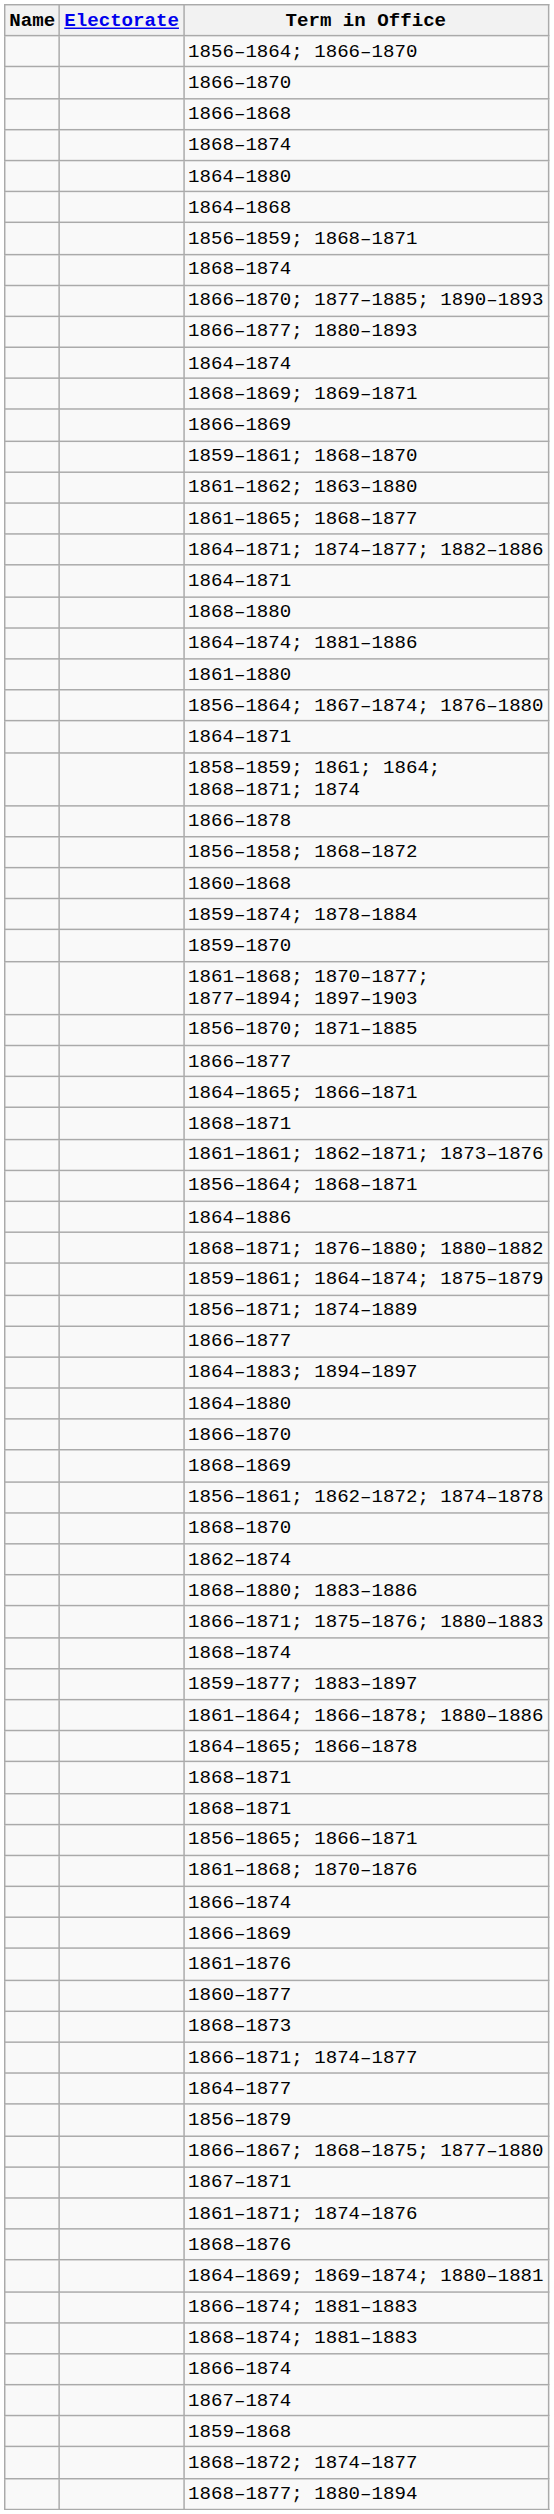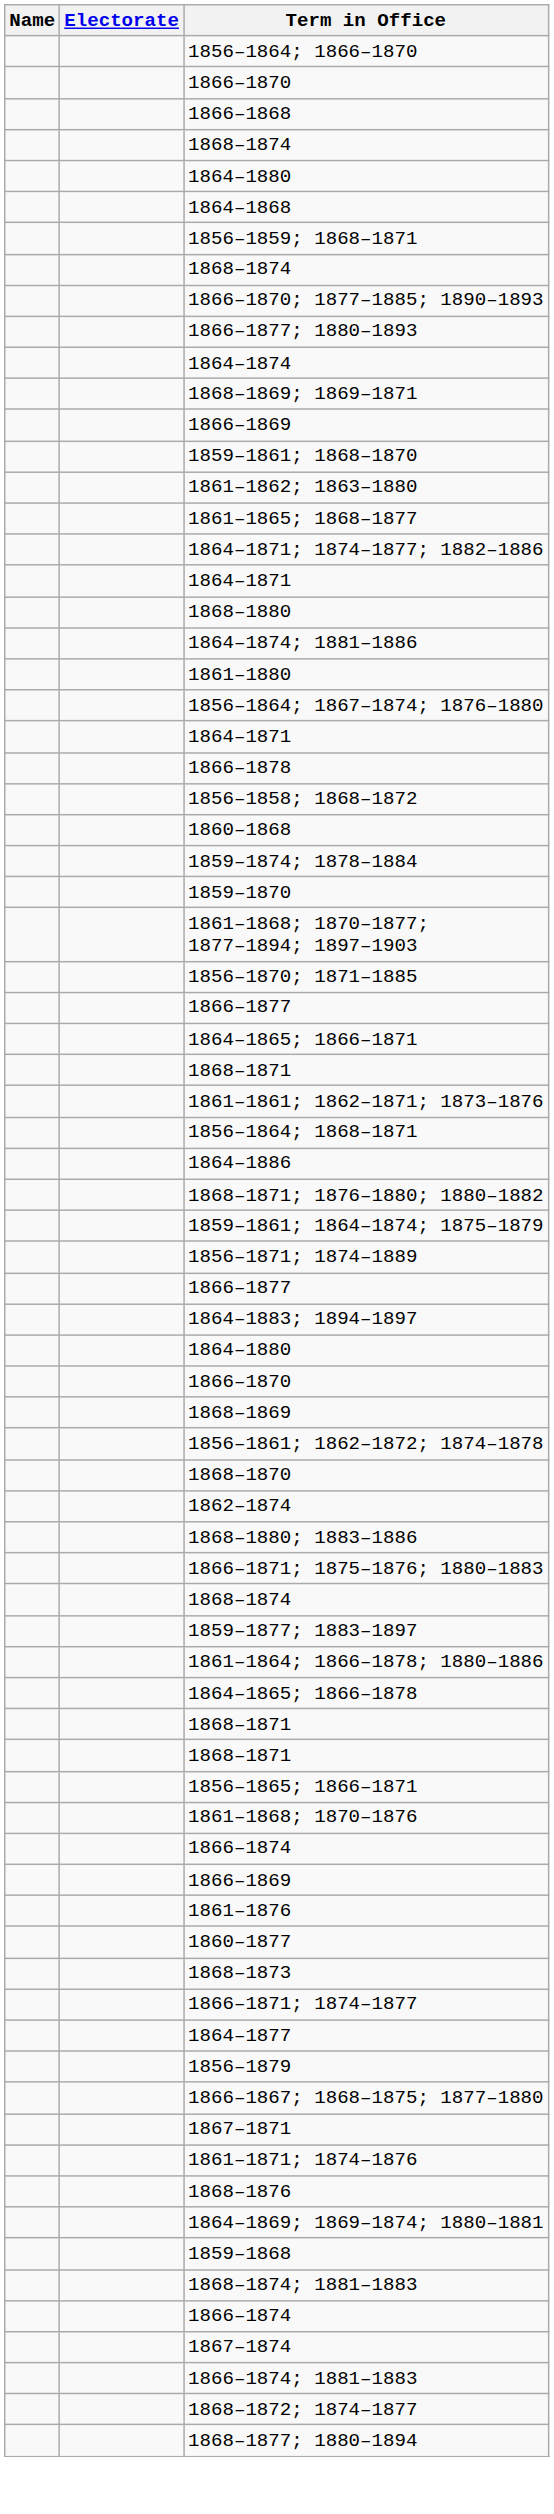- row: (32, 779)
rows swapped: (32, 2431) <-> (32, 2307)
